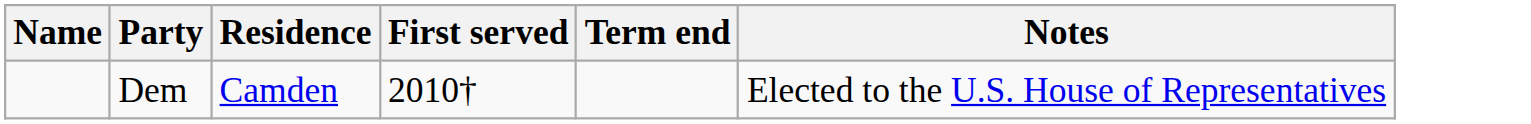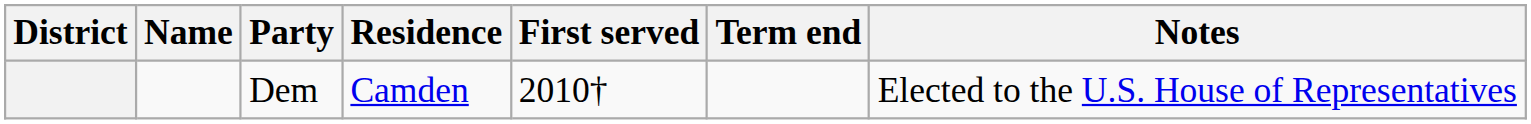+ column: (70, 32)
